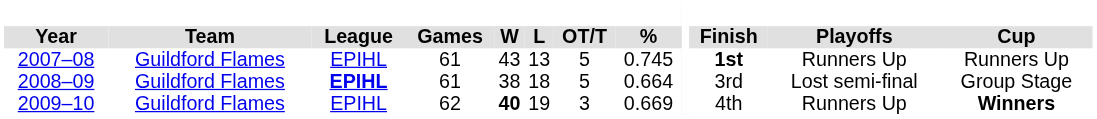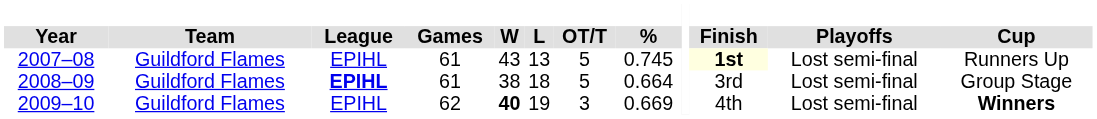(729, 59) no background -> (729, 59) lightyellow background
(854, 59) Runners Up -> (854, 59) Lost semi-final
(854, 103) Runners Up -> (854, 103) Lost semi-final
